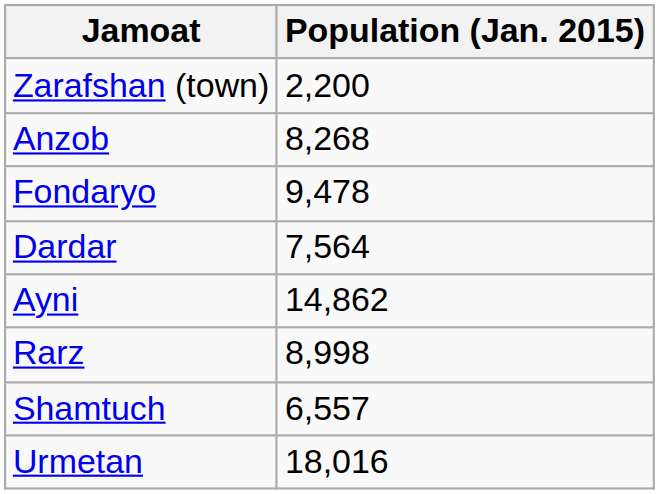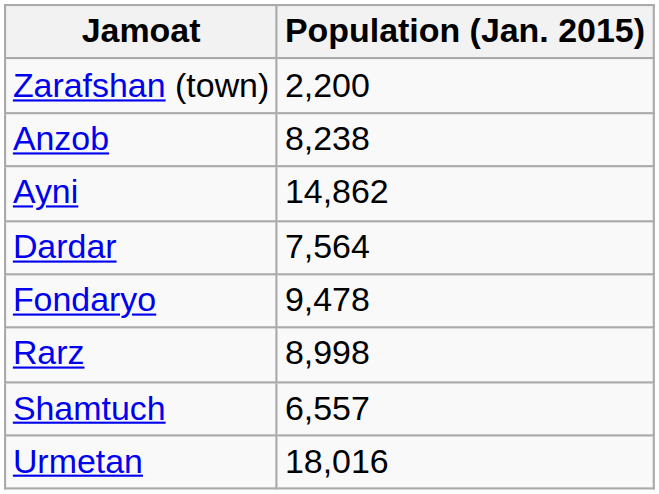(327, 138) 8,268 -> (327, 138) 8,238
rows swapped: (46, 300) <-> (85, 192)
